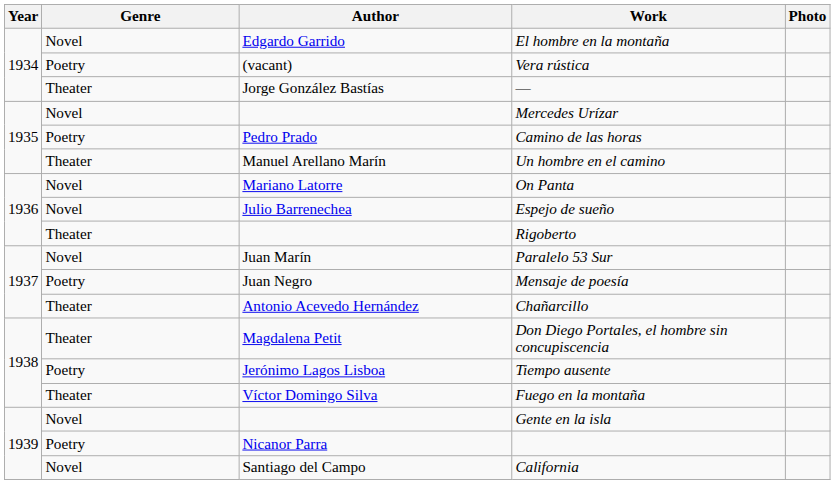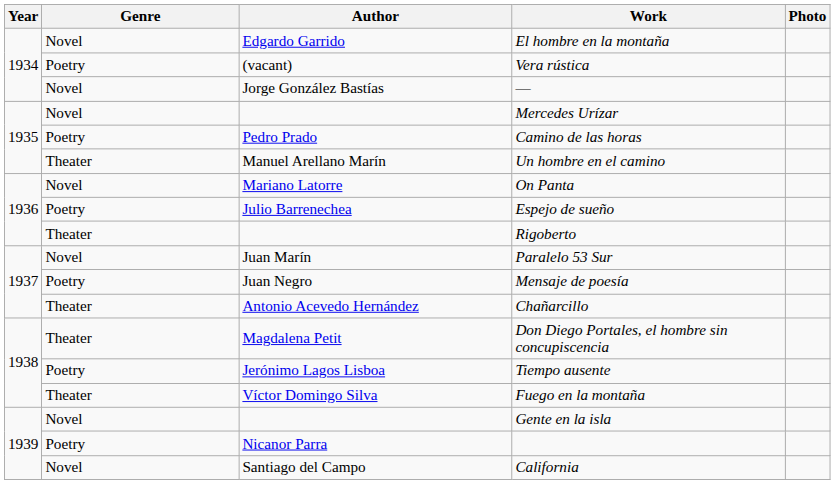(69, 88) Theater -> (64, 88) Novel
(64, 209) Novel -> (65, 209) Poetry
